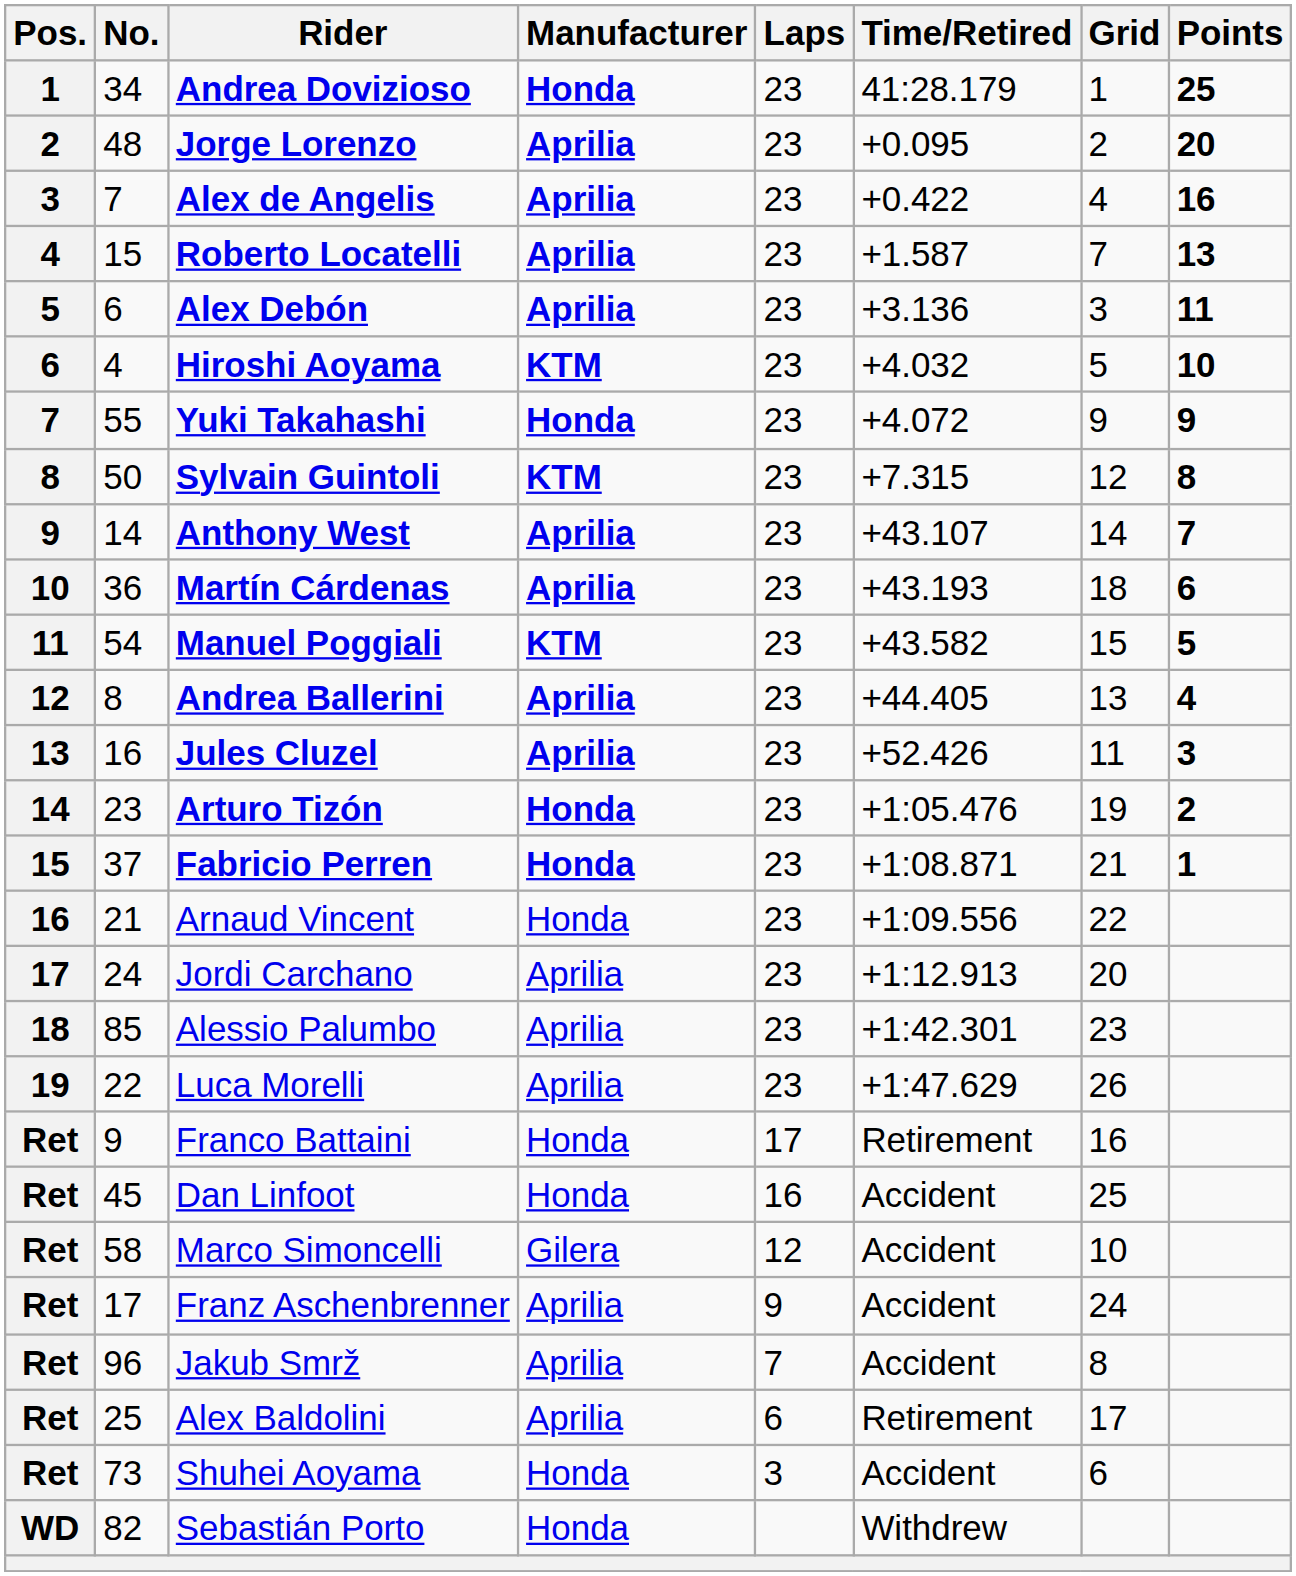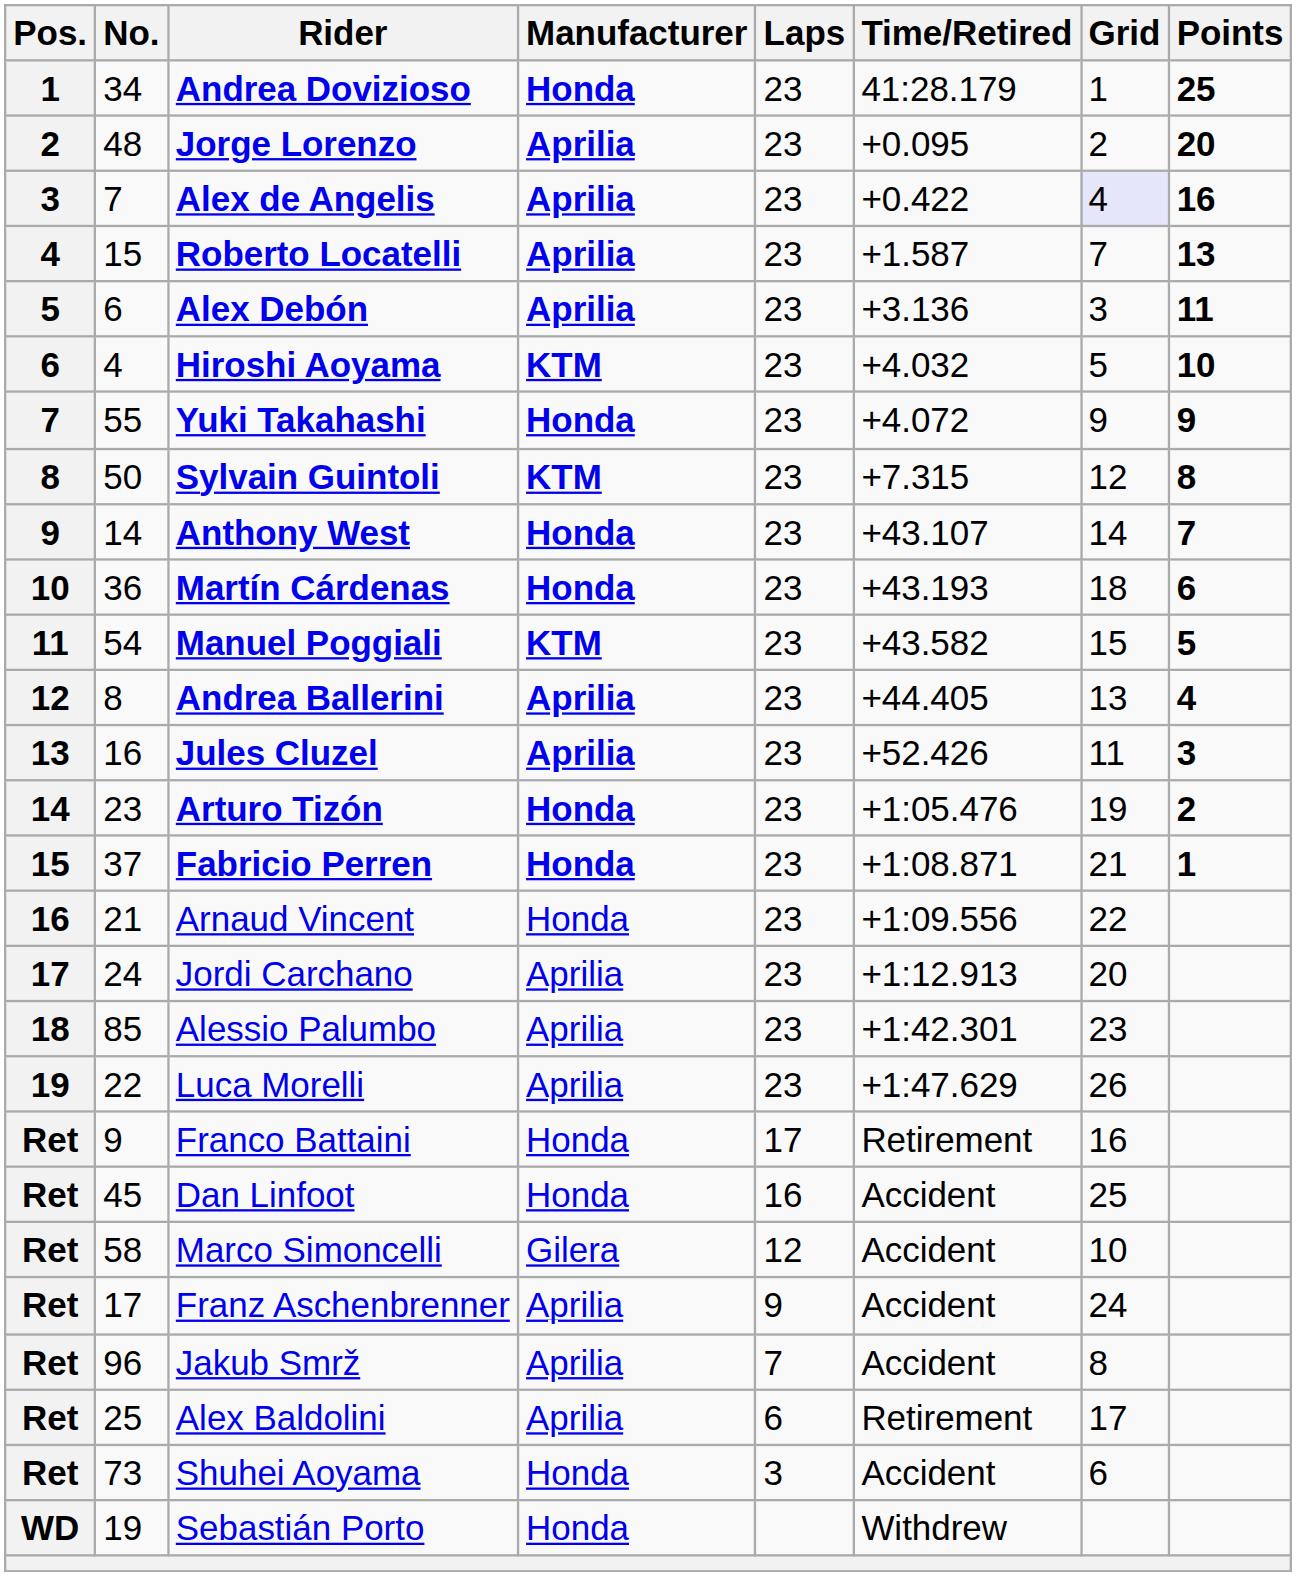(1098, 199) no background -> (1098, 199) lavender background
(580, 531) Aprilia -> (580, 531) Honda
(580, 586) Aprilia -> (580, 586) Honda
(123, 1527) 82 -> (123, 1527) 19
